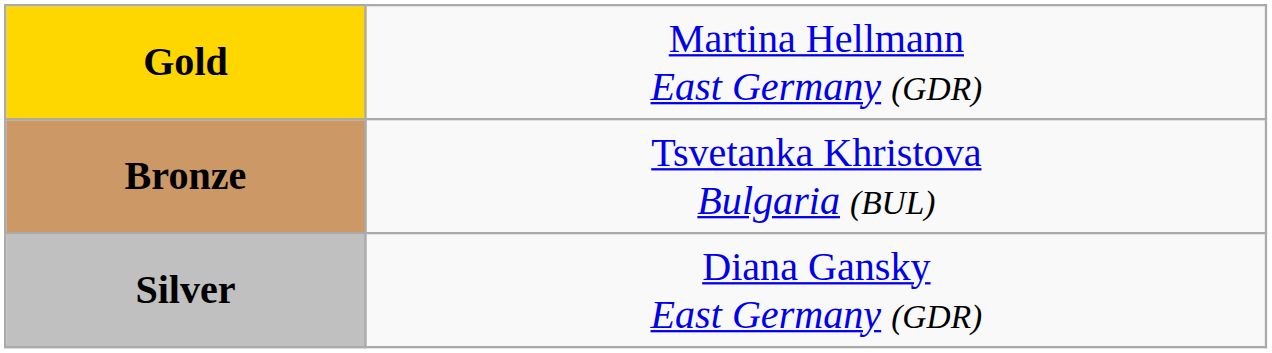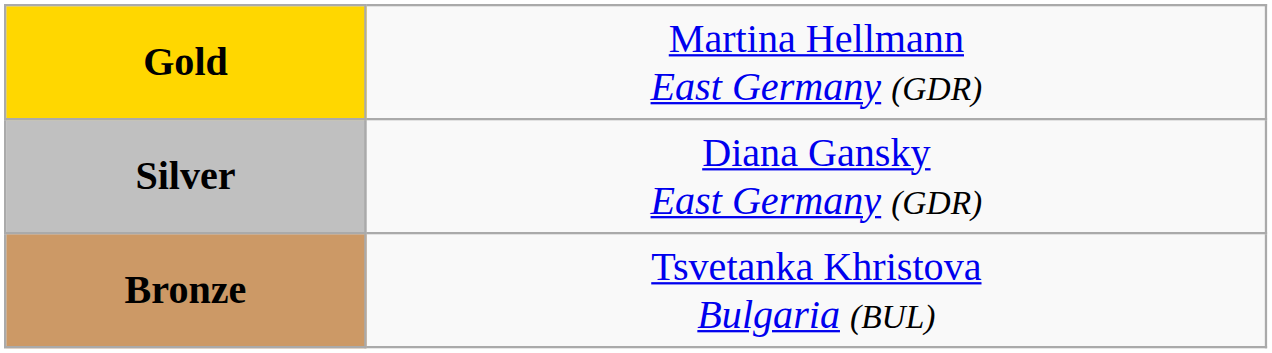rows swapped: (186, 289) <-> (186, 175)
